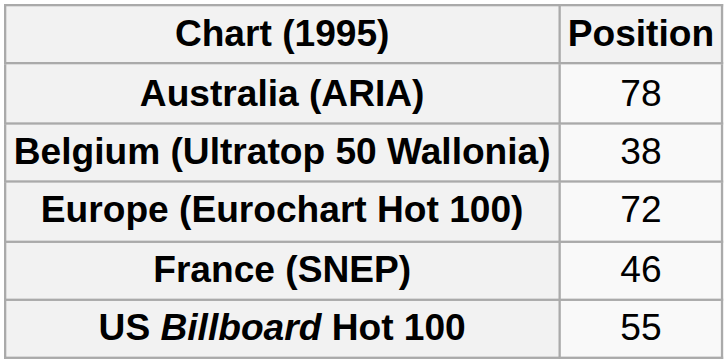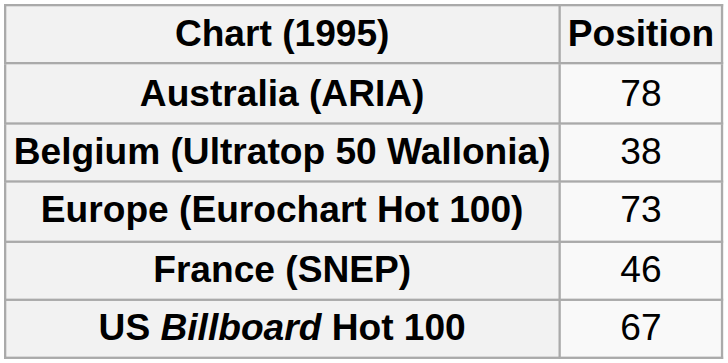(641, 210) 72 -> (641, 210) 73
(641, 328) 55 -> (641, 328) 67
